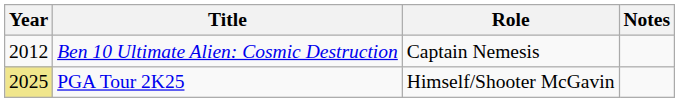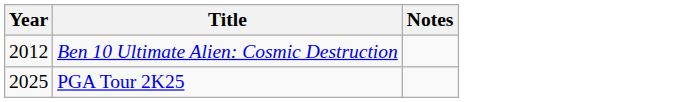- column: (511, 19)
(29, 81) khaki background -> (29, 81) no background
